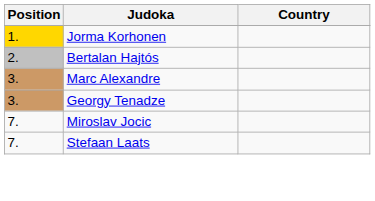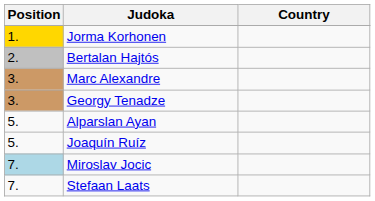+ row: (111, 121)
+ row: (106, 143)
(13, 121) no background -> (13, 164) lightblue background
